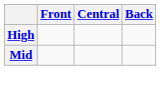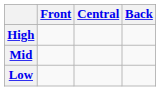+ row: (21, 75)
